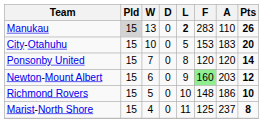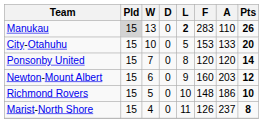(227, 45) 183 -> (227, 45) 133
(205, 77) lightgreen background -> (205, 77) no background
(205, 110) 125 -> (205, 110) 126
